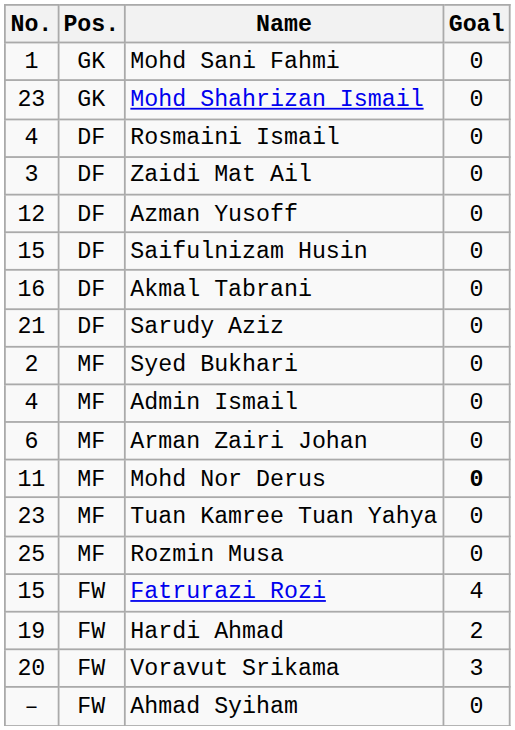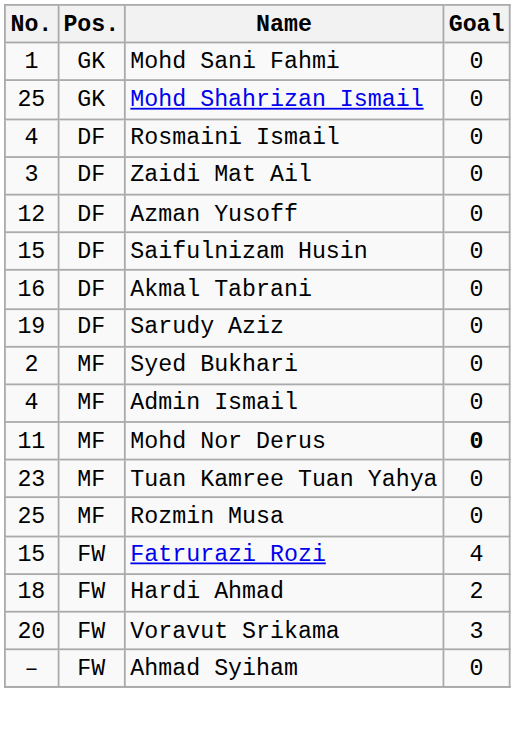(31, 100) 23 -> (31, 100) 25
(31, 327) 21 -> (31, 327) 19
- row: (249, 441)
(31, 631) 19 -> (31, 593) 18
